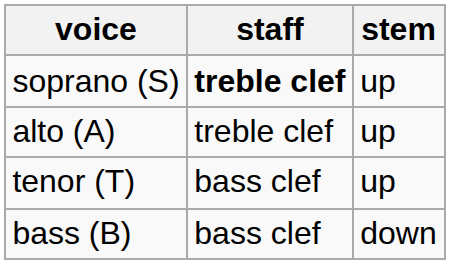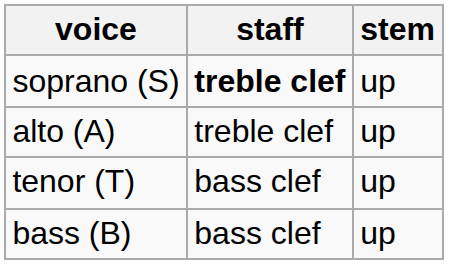(398, 232) down -> (378, 232) up
